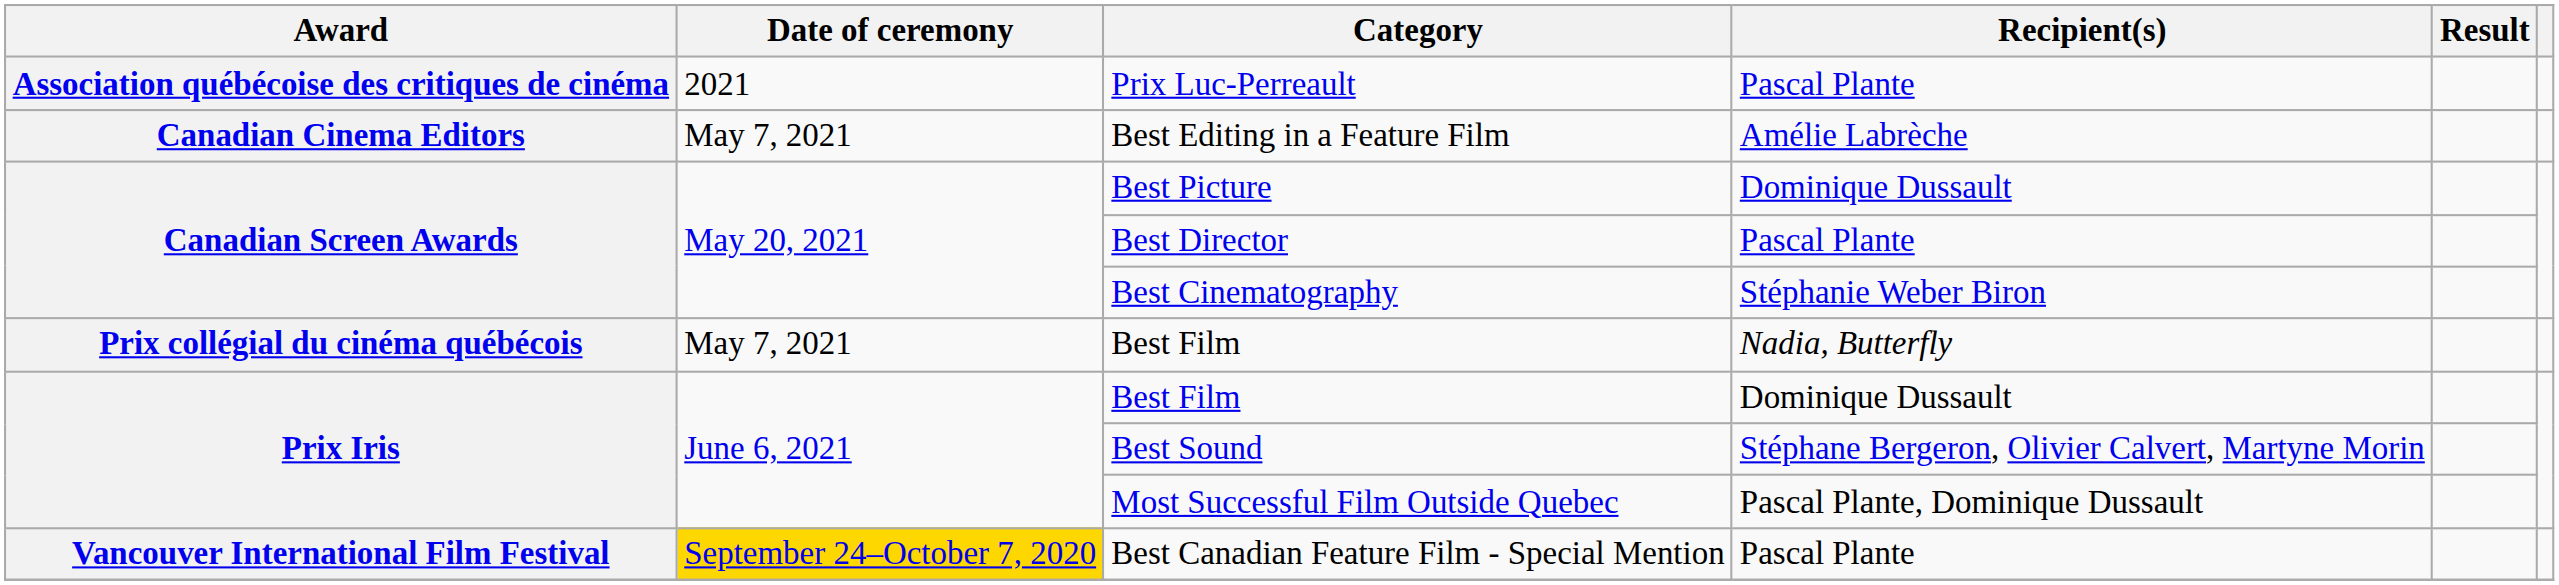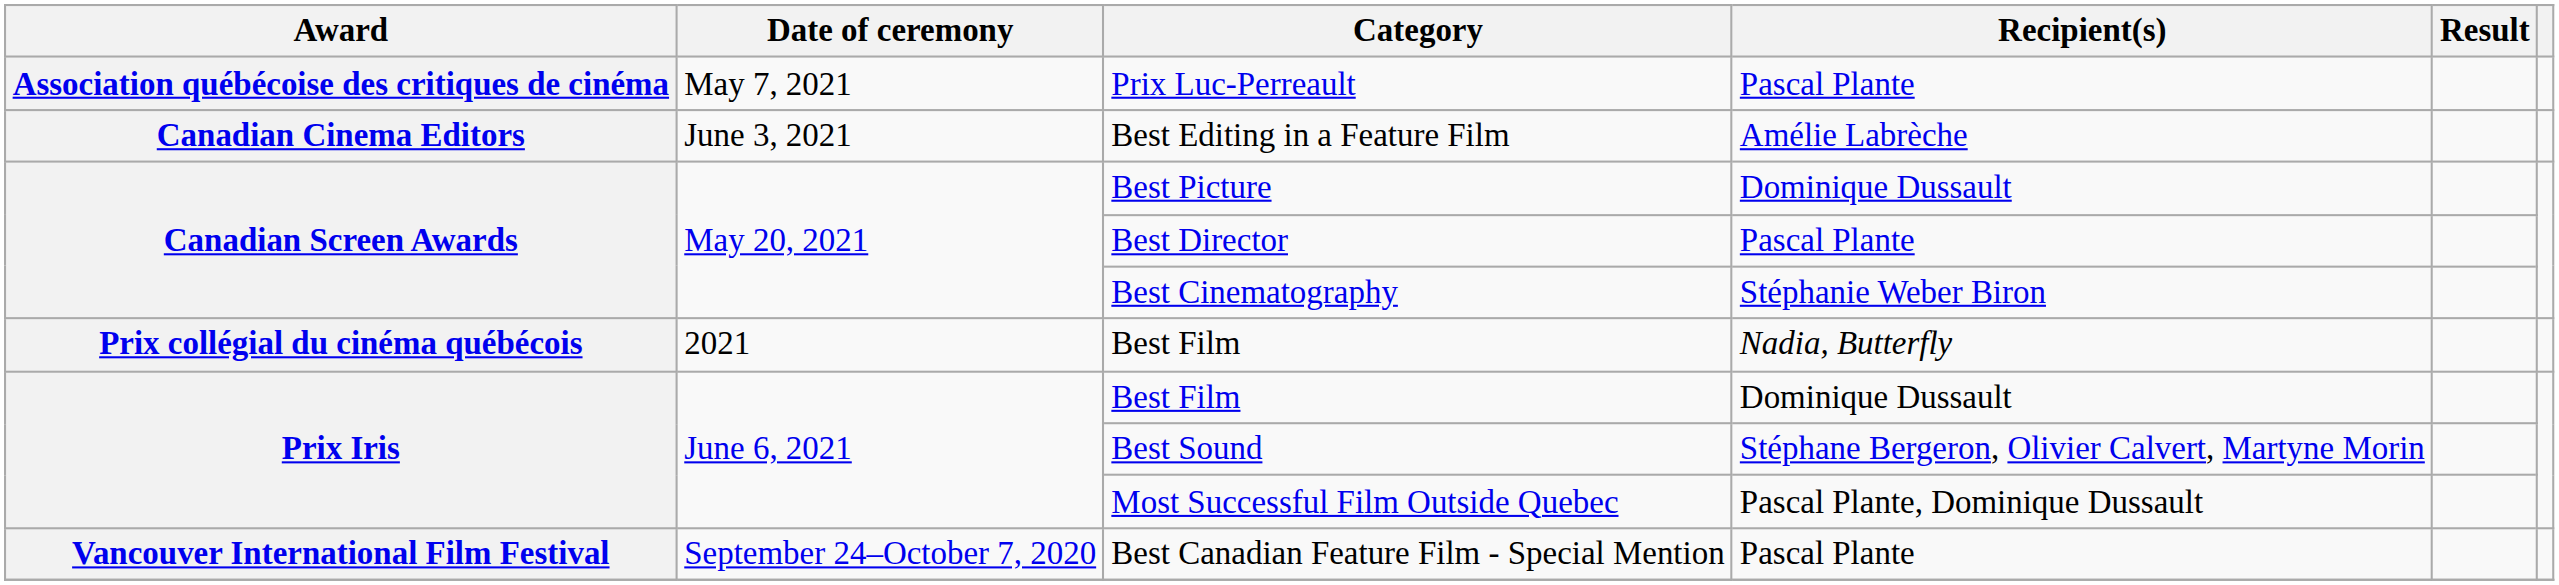(717, 82) 2021 -> (768, 82) May 7, 2021
(768, 135) May 7, 2021 -> (768, 135) June 3, 2021
(768, 344) May 7, 2021 -> (717, 344) 2021
(890, 553) gold background -> (890, 553) no background
